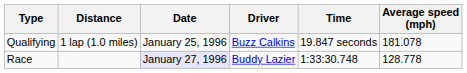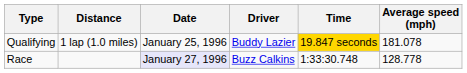(263, 42) Buzz Calkins -> (264, 42) Buddy Lazier
(339, 42) no background -> (339, 42) gold background
(264, 59) Buddy Lazier -> (263, 59) Buzz Calkins
